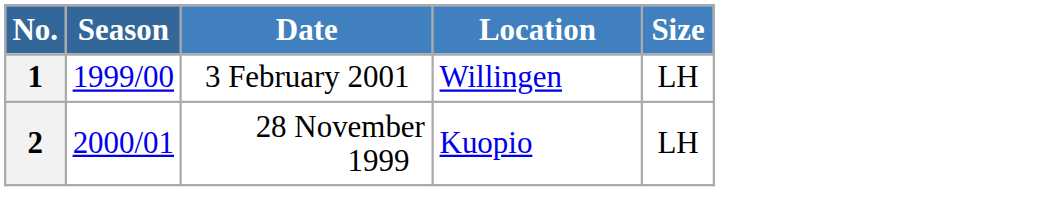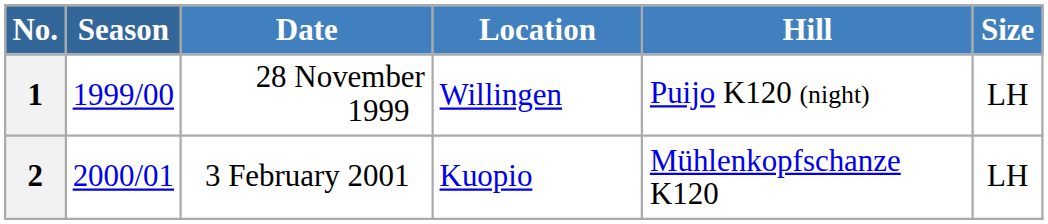+ column: (807, 29)
(315, 77) 3 February 2001 -> (340, 94) 28 November 1999
(340, 143) 28 November 1999 -> (315, 176) 3 February 2001
